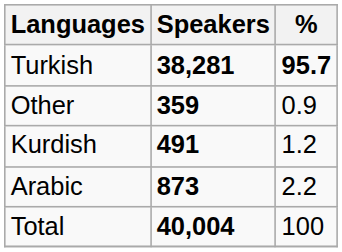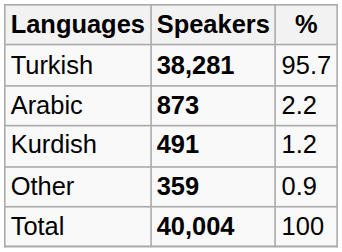(306, 65) bold -> (306, 65) normal
rows swapped: (47, 186) <-> (42, 105)
